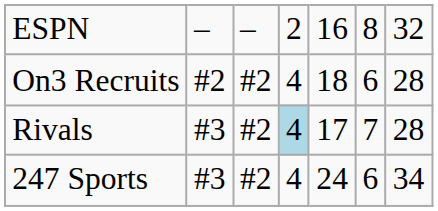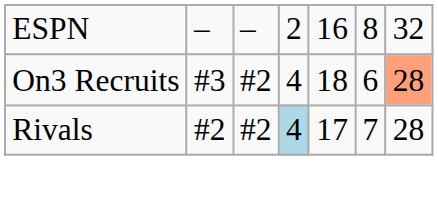(210, 79) #2 -> (210, 79) #3
(408, 79) no background -> (408, 79) lightsalmon background
(210, 129) #3 -> (210, 129) #2
- row: (80, 179)
